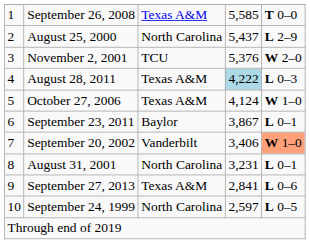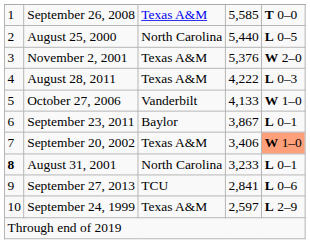(244, 36) 5,437 -> (244, 36) 5,440
(281, 36) L 2–9 -> (281, 36) L 0–5
(155, 57) TCU -> (174, 57) Texas A&M
(244, 79) lightblue background -> (244, 79) no background
(174, 100) Texas A&M -> (169, 100) Vanderbilt
(244, 100) 4,124 -> (244, 100) 4,133
(169, 143) Vanderbilt -> (174, 143) Texas A&M
(11, 164) normal -> (11, 164) bold
(244, 164) 3,231 -> (244, 164) 3,233
(174, 185) Texas A&M -> (155, 185) TCU
(182, 206) North Carolina -> (174, 206) Texas A&M
(281, 206) L 0–5 -> (281, 206) L 2–9
